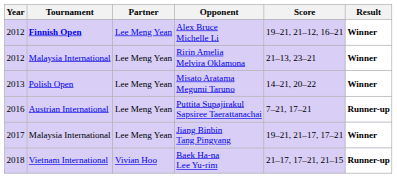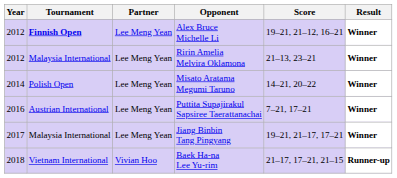(16, 84) 2013 -> (16, 84) 2014
(369, 109) Runner-up -> (362, 109) Winner
